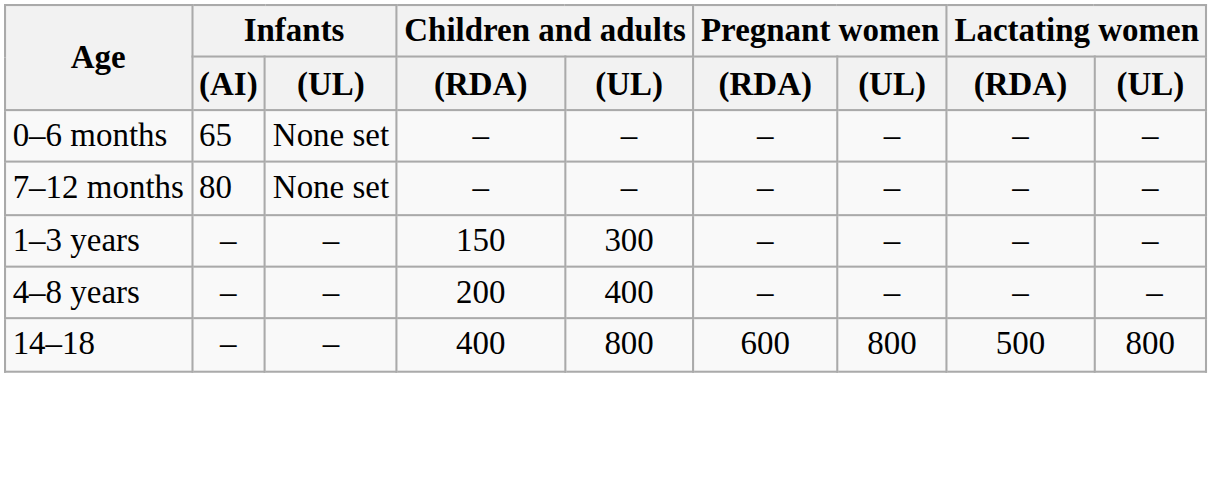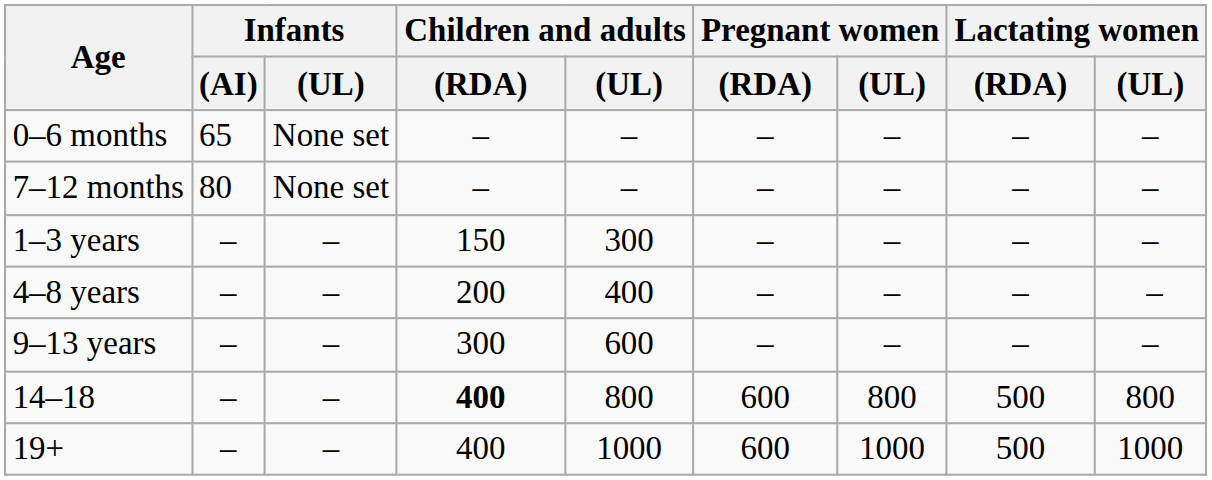+ row: (84, 344)
(481, 344) normal -> (481, 396) bold
+ row: (38, 448)
